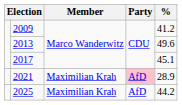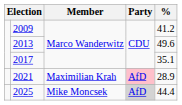(166, 60) 45.1 -> (166, 60) 35.1
(81, 92) Maximilian Krah -> (77, 92) Mike Moncsek
(137, 92) no background -> (137, 92) lightgrey background
(166, 92) 44.2 -> (166, 92) 44.4
